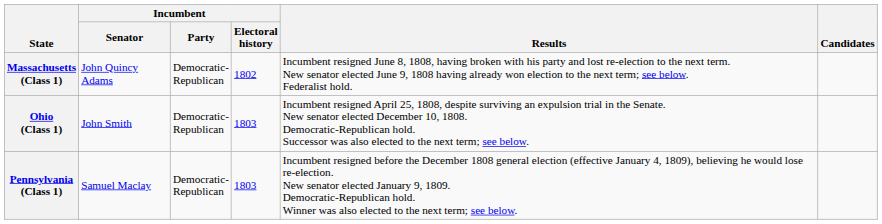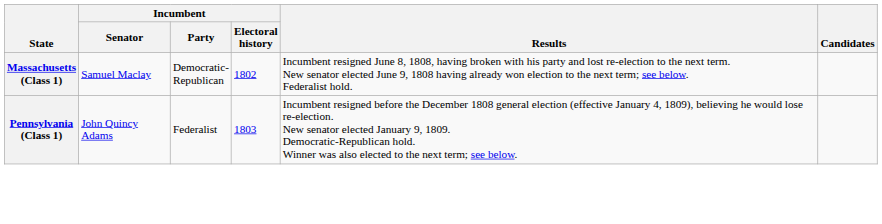(110, 74) John Quincy Adams -> (116, 74) Samuel Maclay
- row: (41, 123)
(116, 185) Samuel Maclay -> (110, 129) John Quincy Adams
(201, 185) Democratic- Republican -> (195, 129) Federalist
